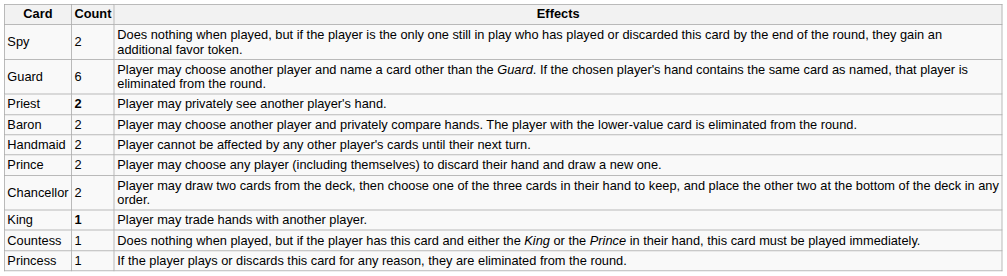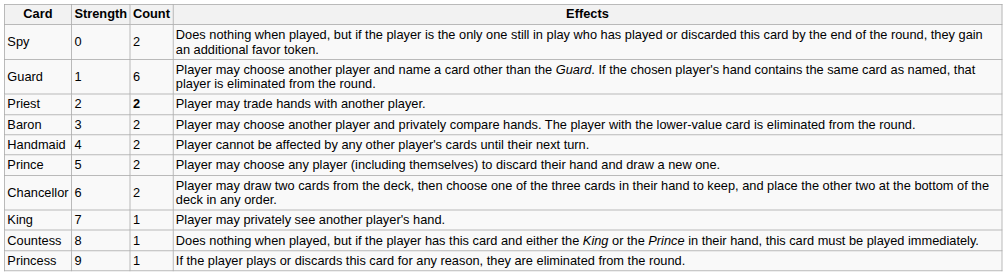+ column: (101, 14)
(252, 104) Player may privately see another player's hand. -> (301, 104) Player may trade hands with another player.
(78, 220) bold -> (137, 220) normal
(242, 220) Player may trade hands with another player. -> (310, 220) Player may privately see another player's hand.
